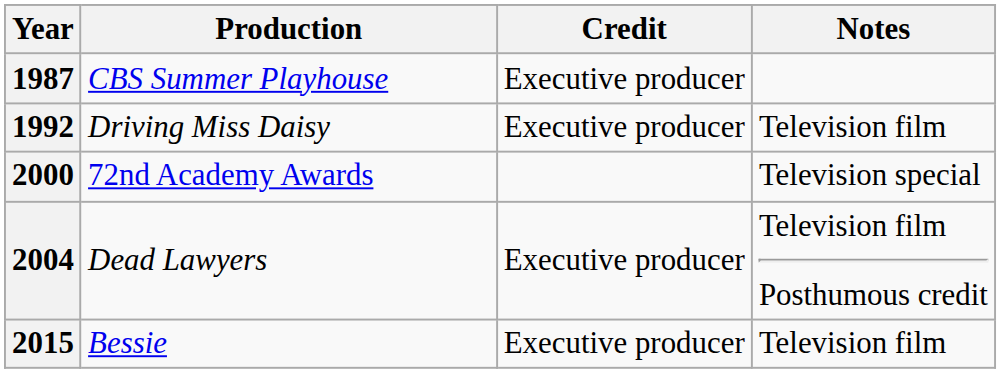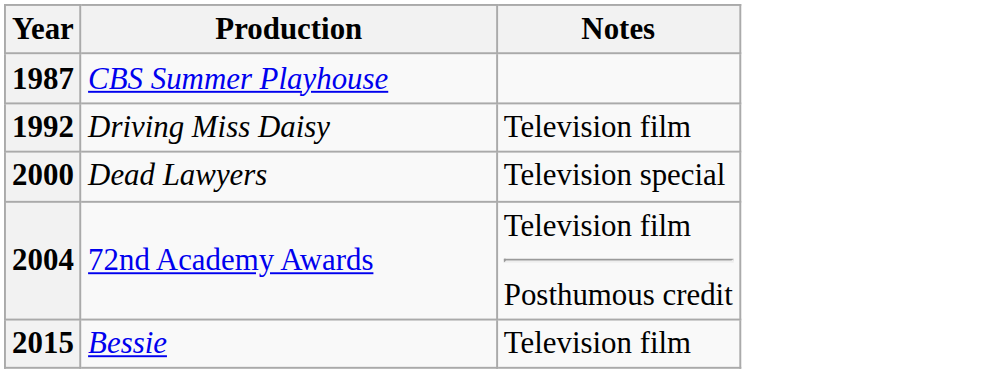- column: (624, 28)
(231, 175) 72nd Academy Awards -> (178, 175) Dead Lawyers
(178, 259) Dead Lawyers -> (231, 259) 72nd Academy Awards
